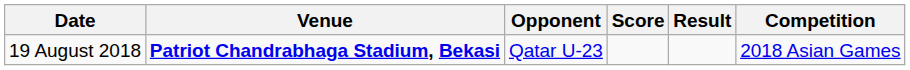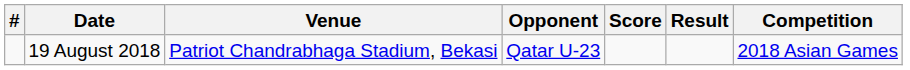+ column: (14, 20)
(325, 50) bold -> (333, 50) normal
